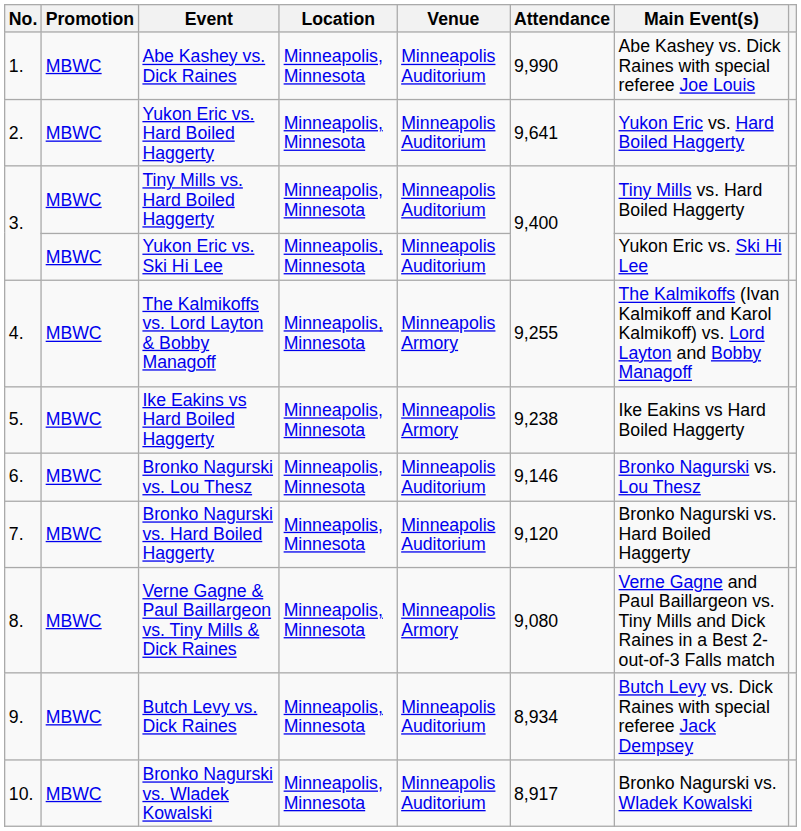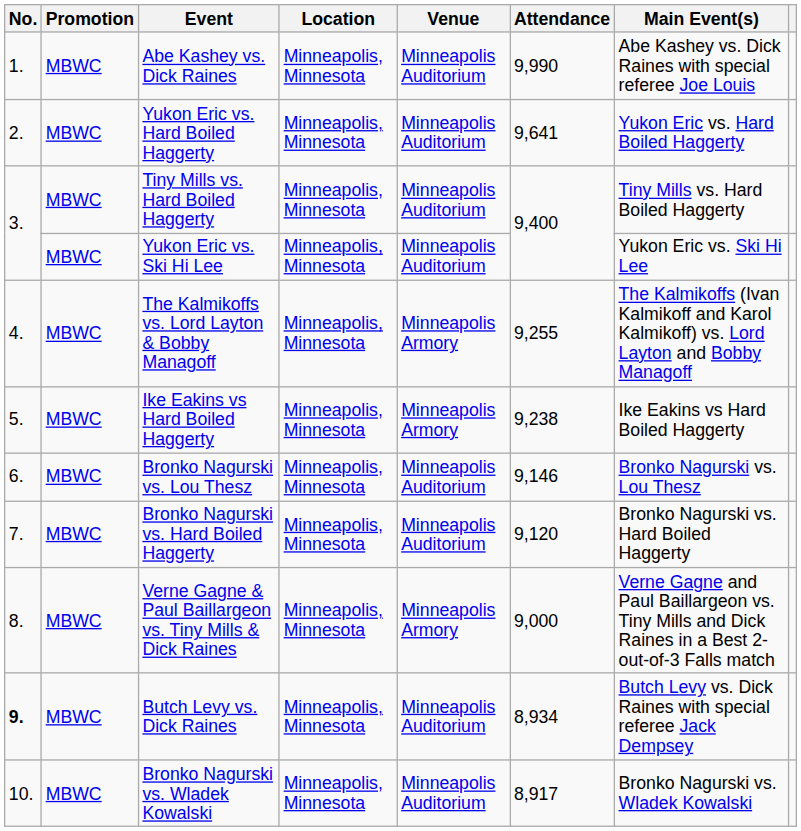(536, 620) 9,080 -> (536, 620) 9,000
(16, 716) normal -> (16, 716) bold
